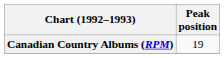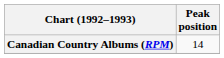(198, 44) 19 -> (198, 44) 14
